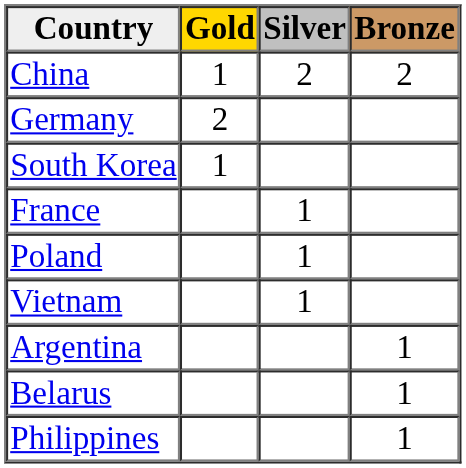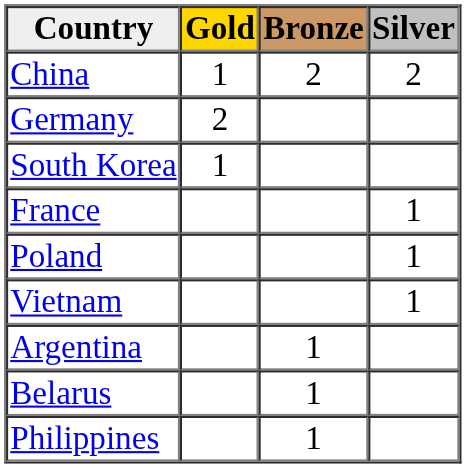columns swapped: (305, 28) <-> (405, 28)
